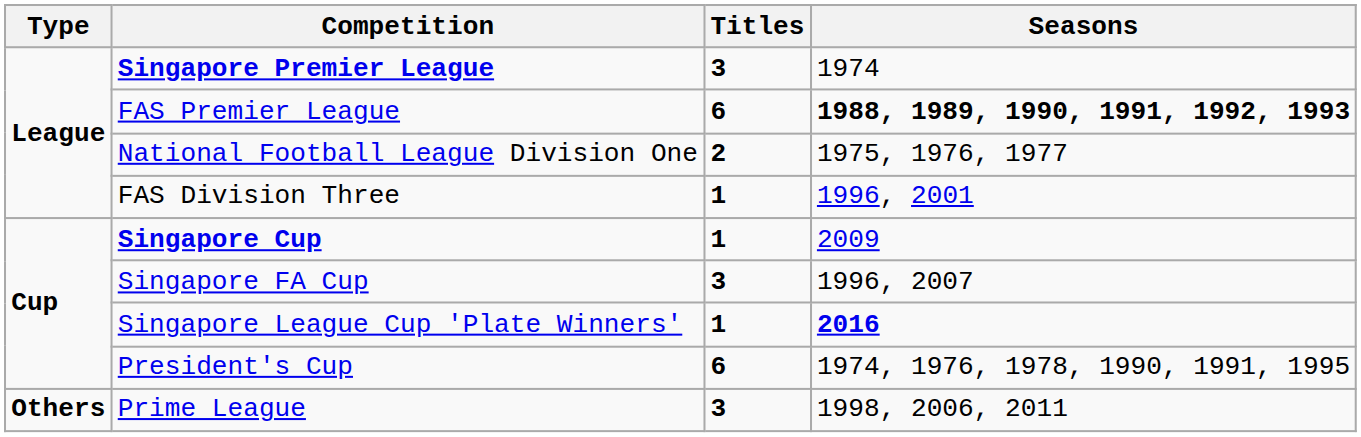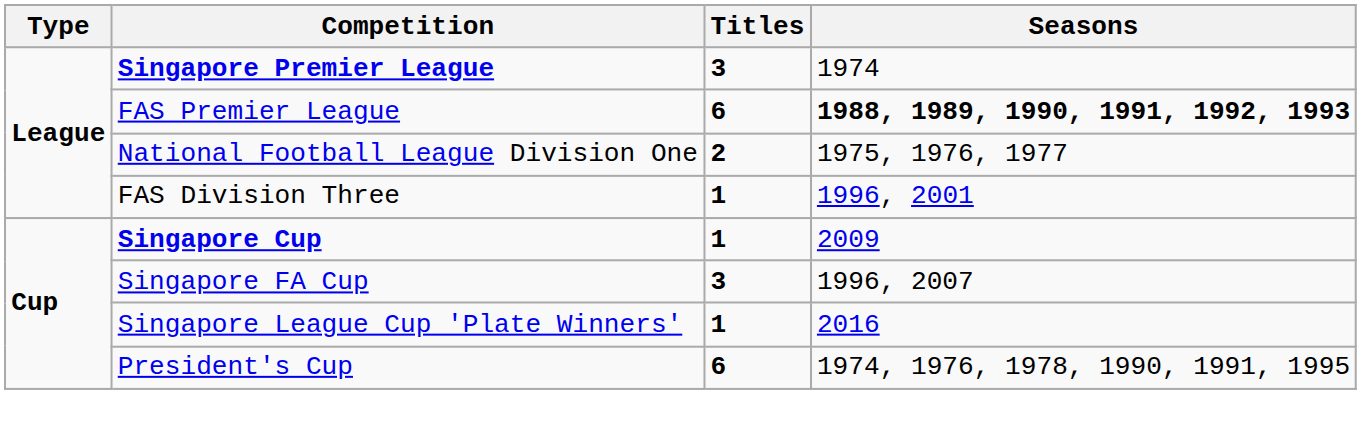(848, 324) bold -> (848, 324) normal
- row: (212, 410)
